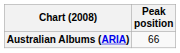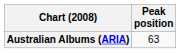(154, 39) 66 -> (154, 39) 63
